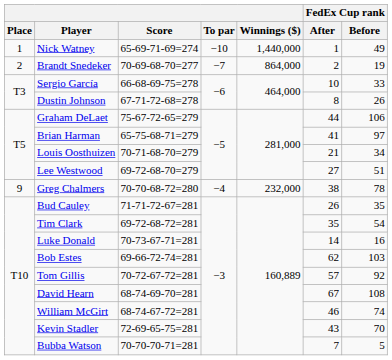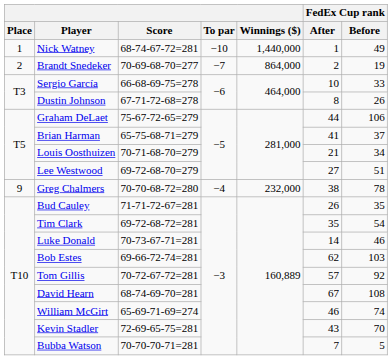(159, 48) 65-69-71-69=274 -> (159, 48) 68-74-67-72=281
(379, 135) 97 -> (379, 135) 37
(379, 240) 16 -> (379, 240) 46
(159, 310) 68-74-67-72=281 -> (159, 310) 65-69-71-69=274
